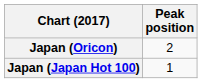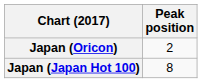(170, 68) 1 -> (170, 68) 8
